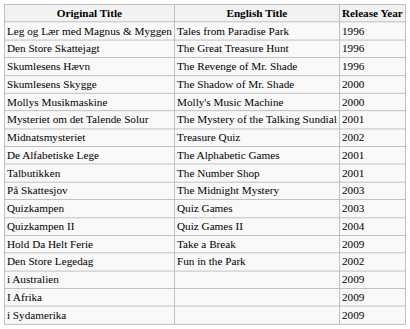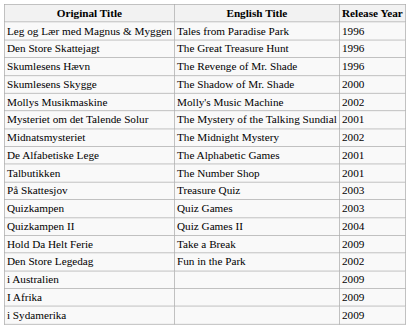(353, 102) 2000 -> (353, 102) 2002
(209, 137) Treasure Quiz -> (228, 137) The Midnight Mystery
(228, 191) The Midnight Mystery -> (209, 191) Treasure Quiz
